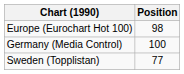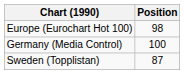(157, 61) 77 -> (157, 61) 87
